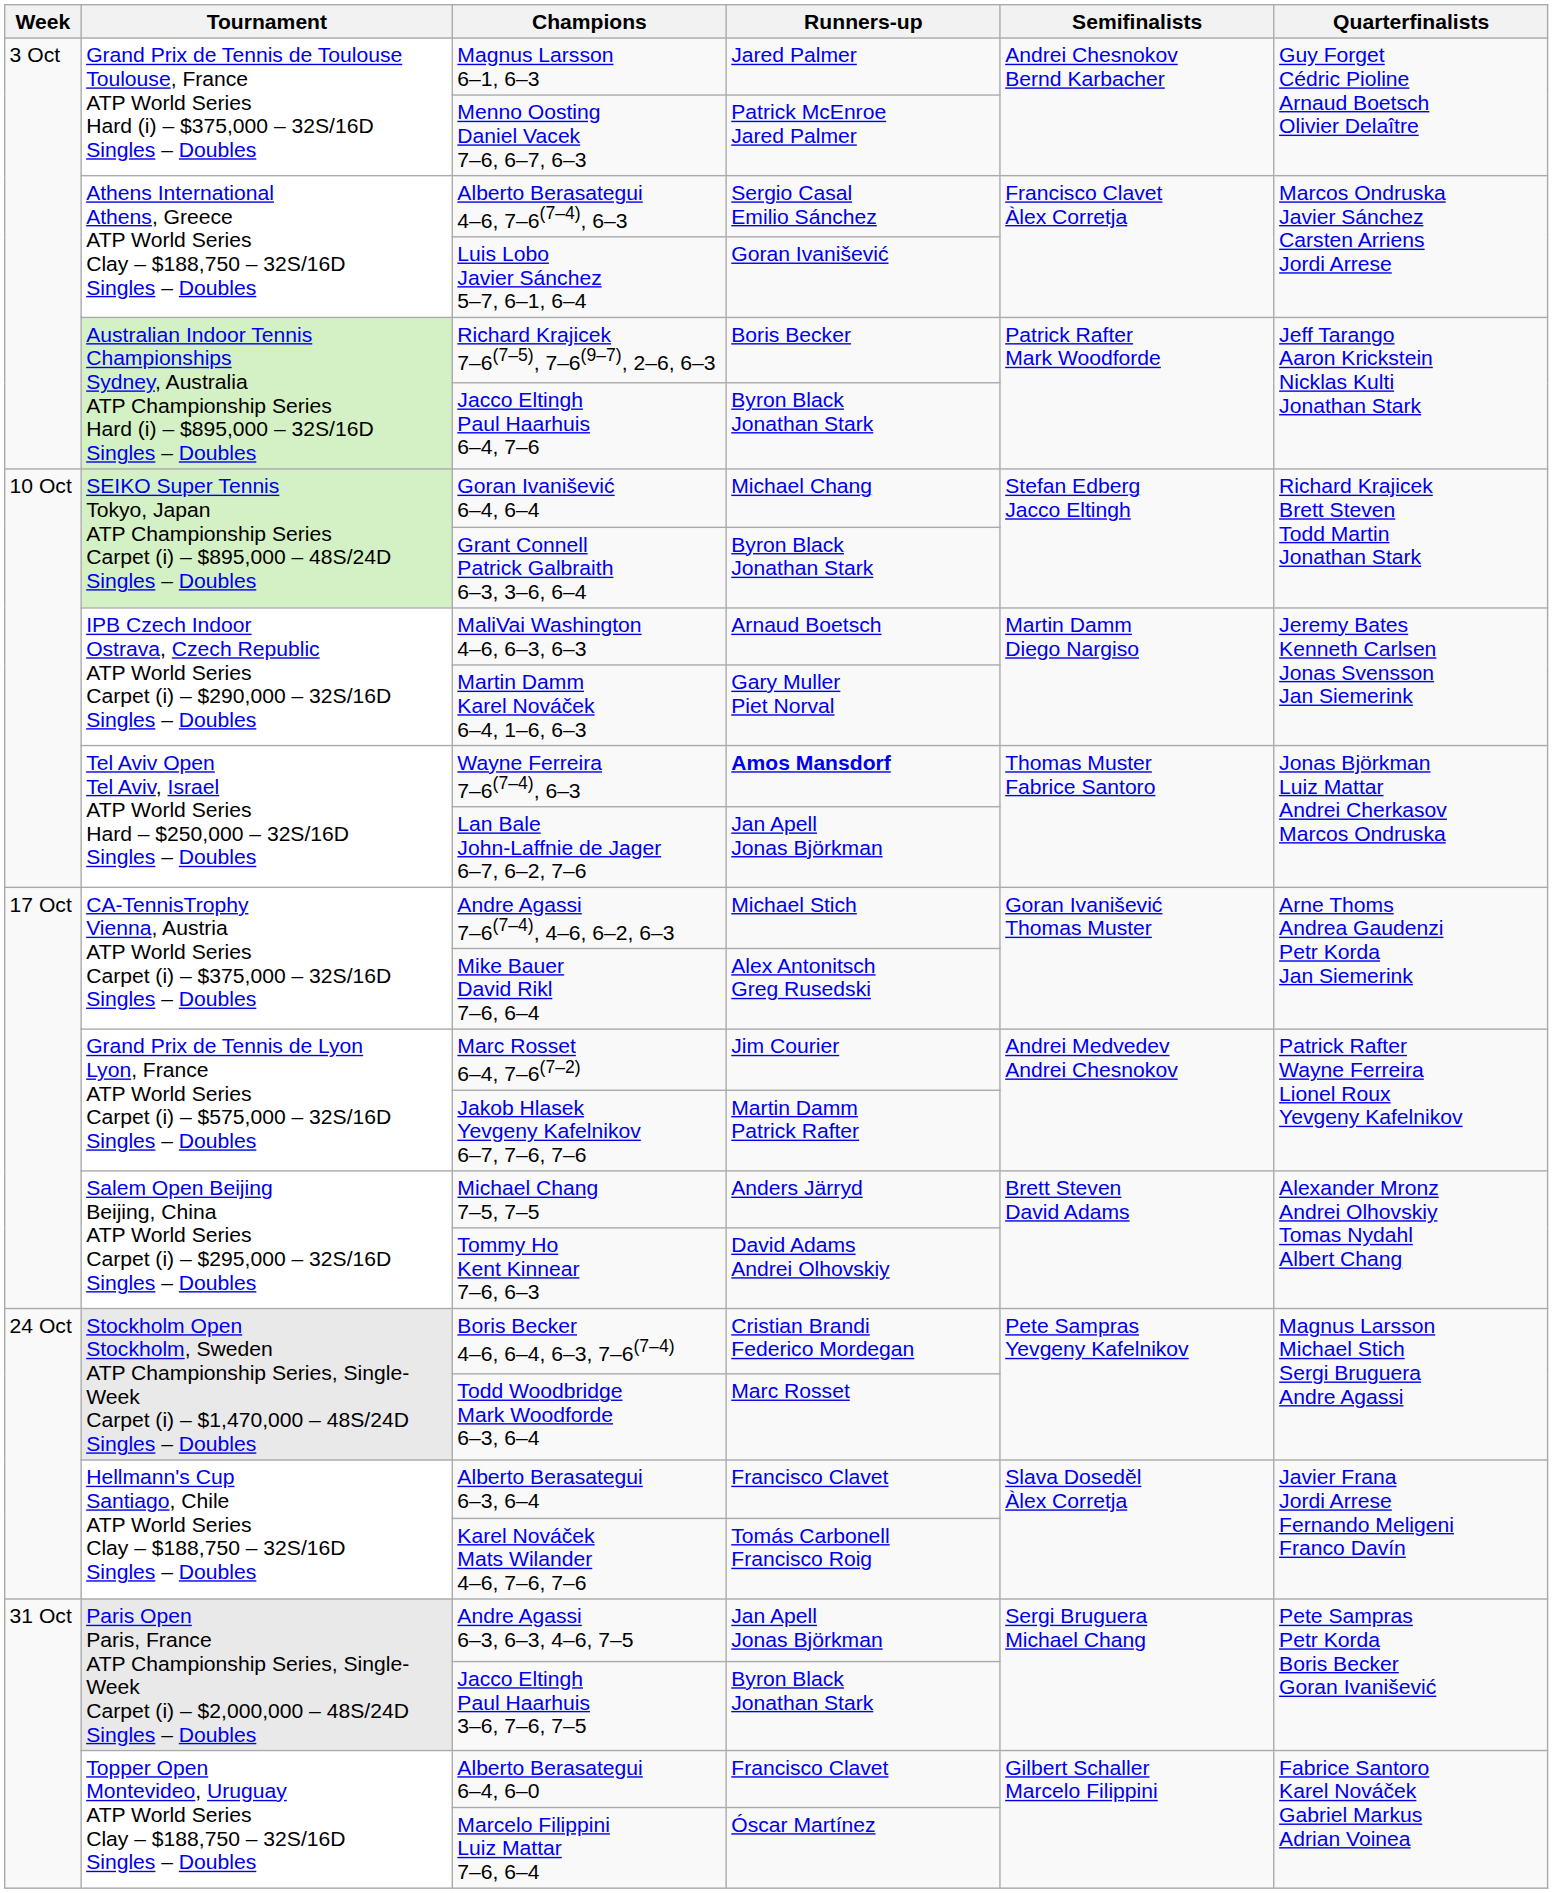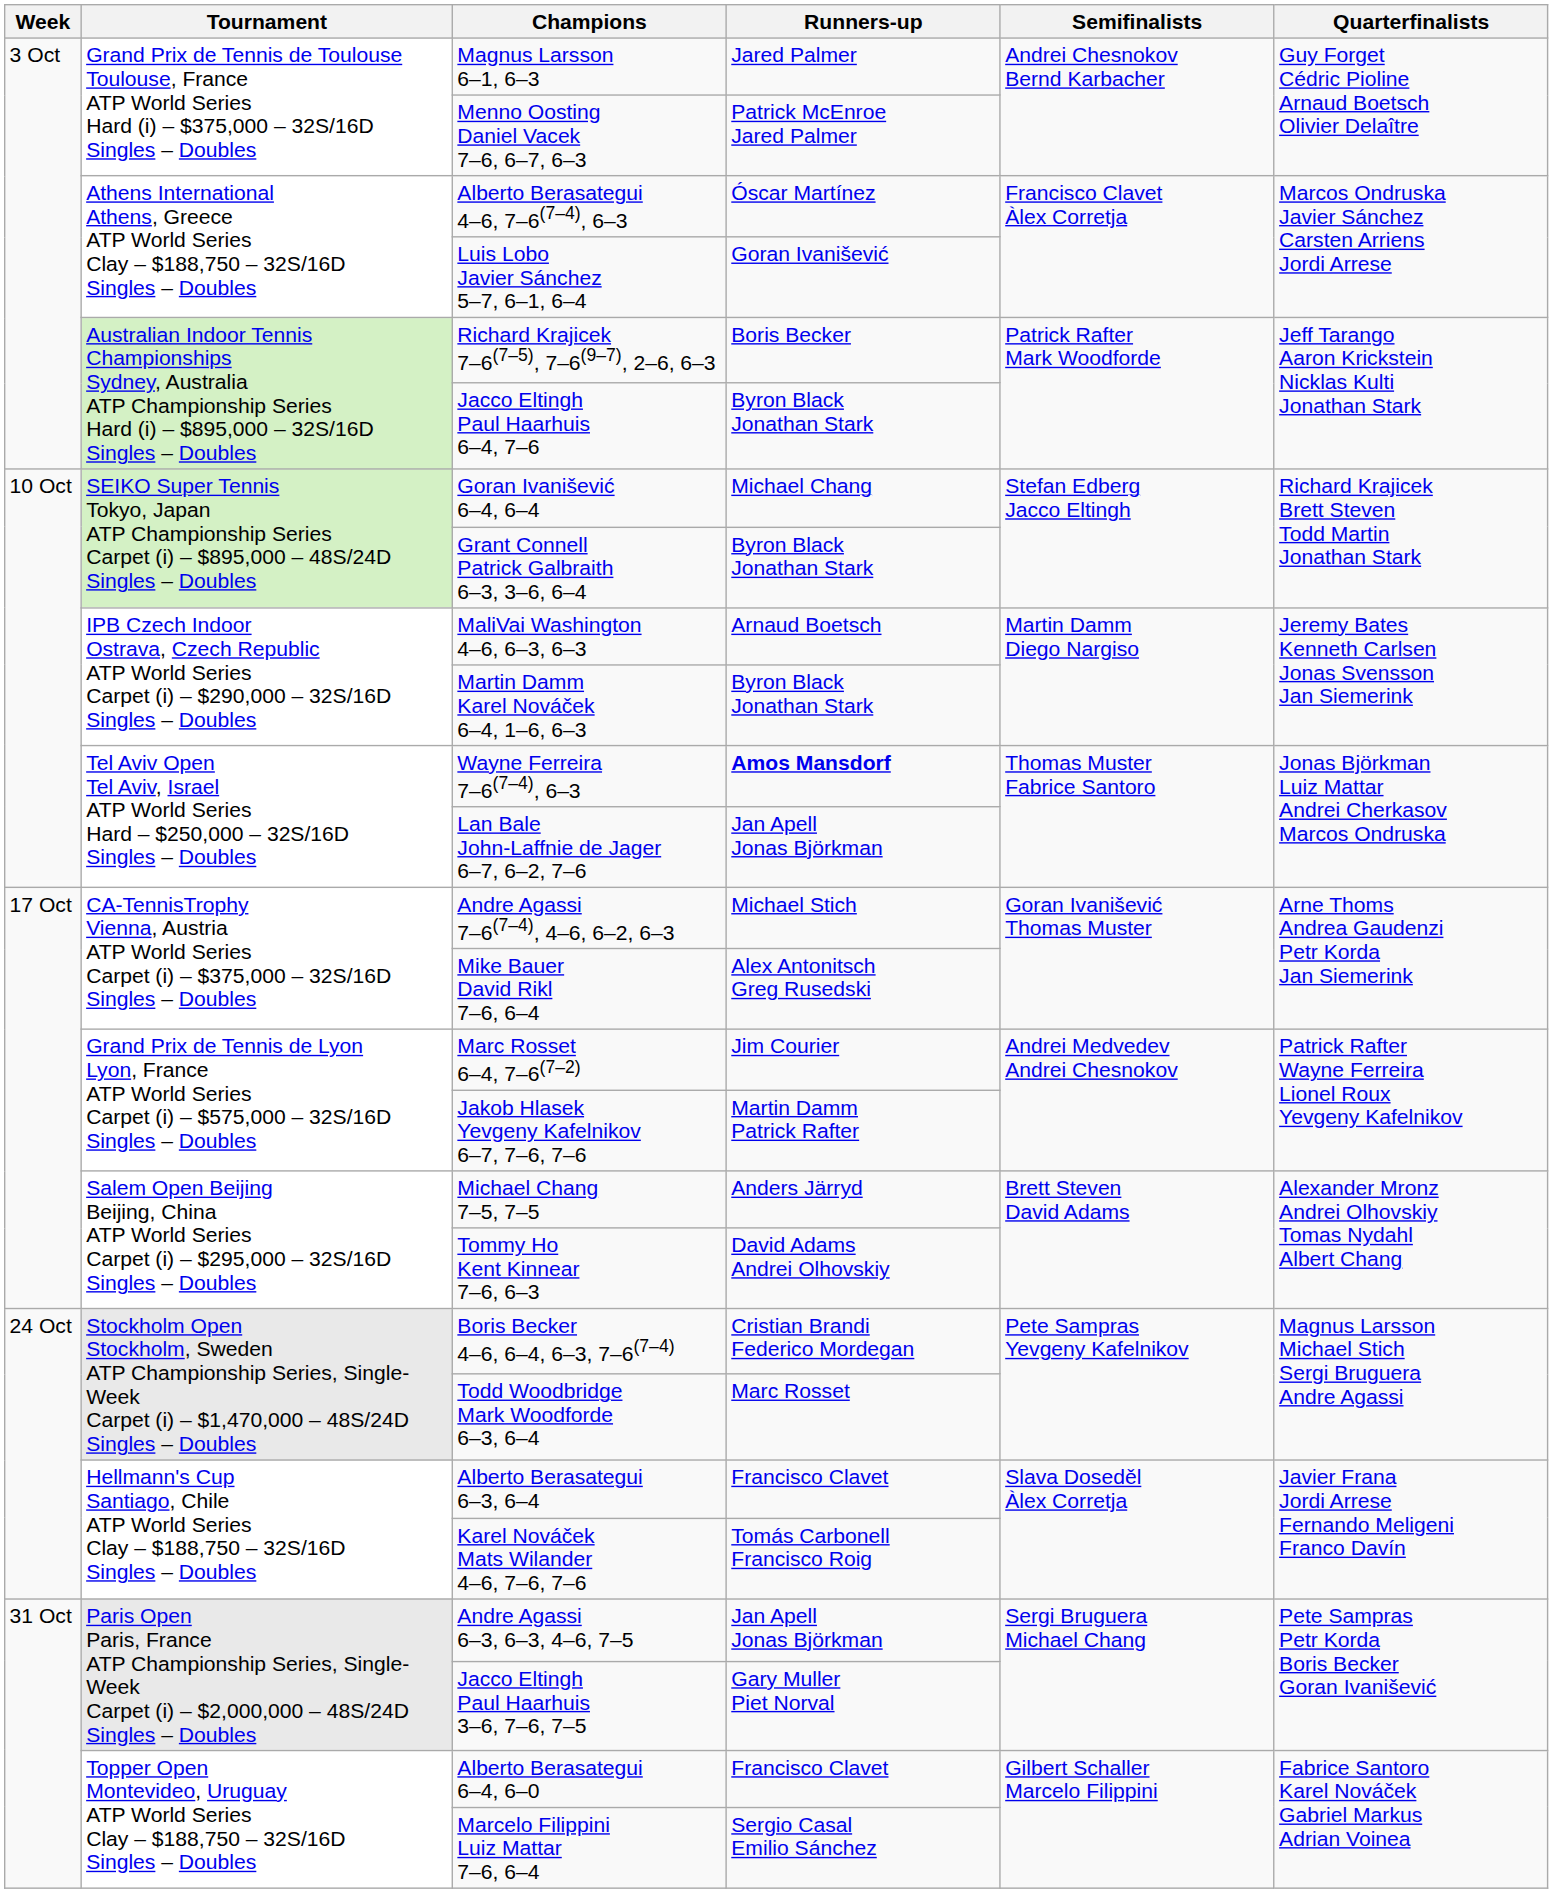(804, 205) Sergio Casal Emilio Sánchez -> (803, 193) Óscar Martínez
(786, 693) Gary Muller Piet Norval -> (802, 693) Byron Black Jonathan Stark
(802, 1690) Byron Black Jonathan Stark -> (786, 1690) Gary Muller Piet Norval
(803, 1824) Óscar Martínez -> (804, 1836) Sergio Casal Emilio Sánchez
